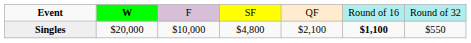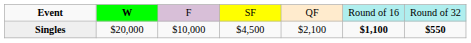(250, 29) $4,800 -> (250, 29) $4,500
(435, 29) normal -> (435, 29) bold
